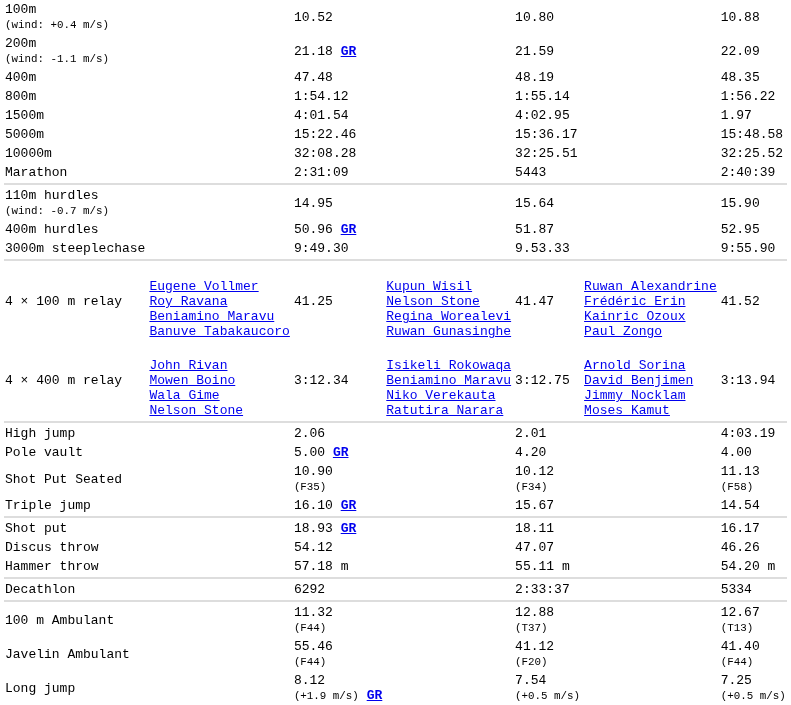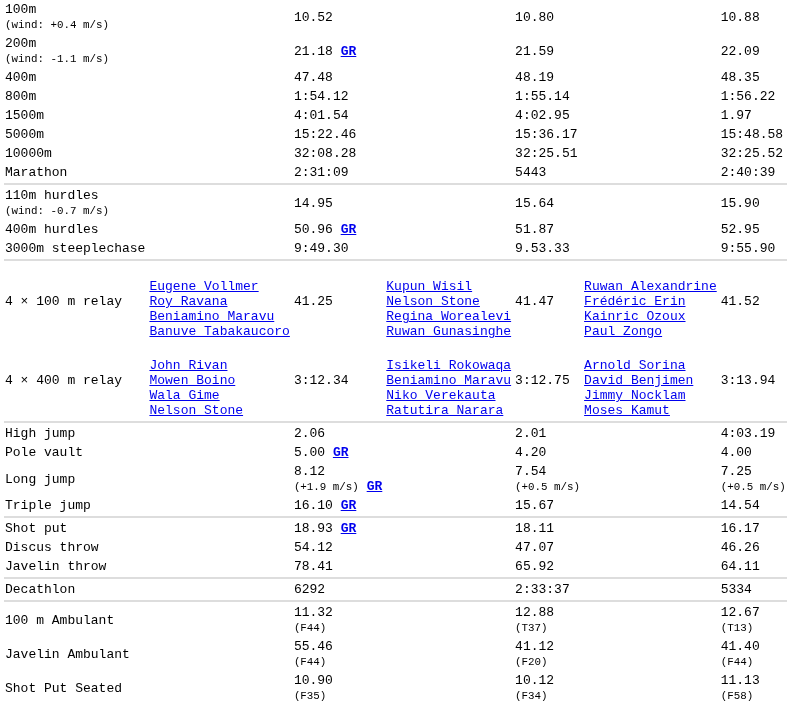rows swapped: (40, 688) <-> (64, 479)
- row: (52, 566)
+ row: (56, 566)
